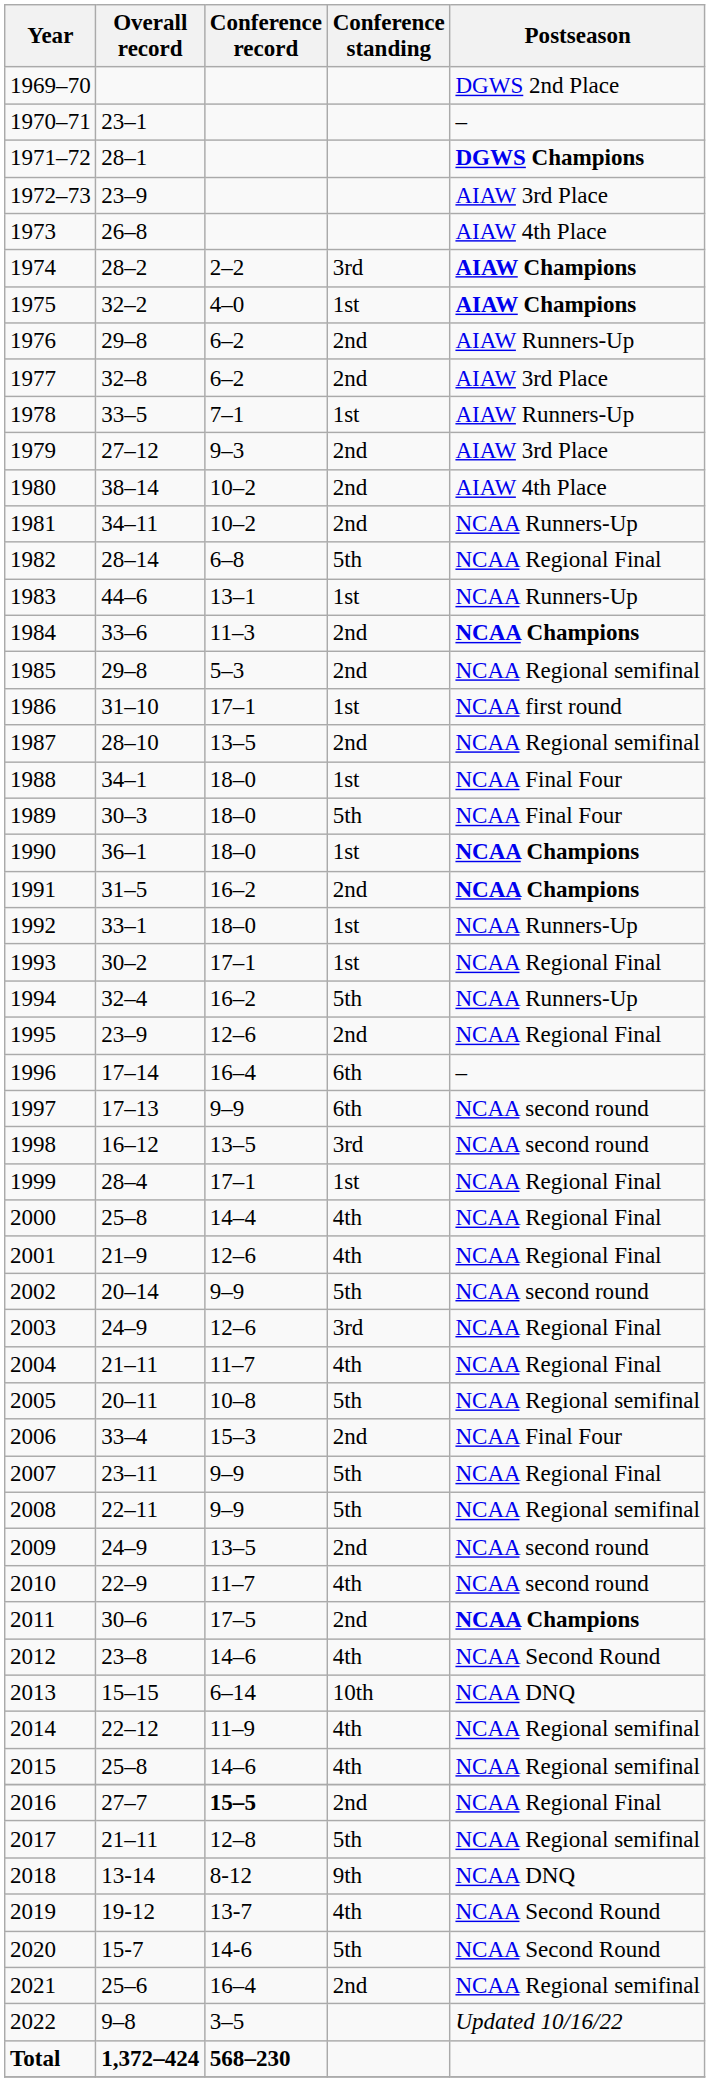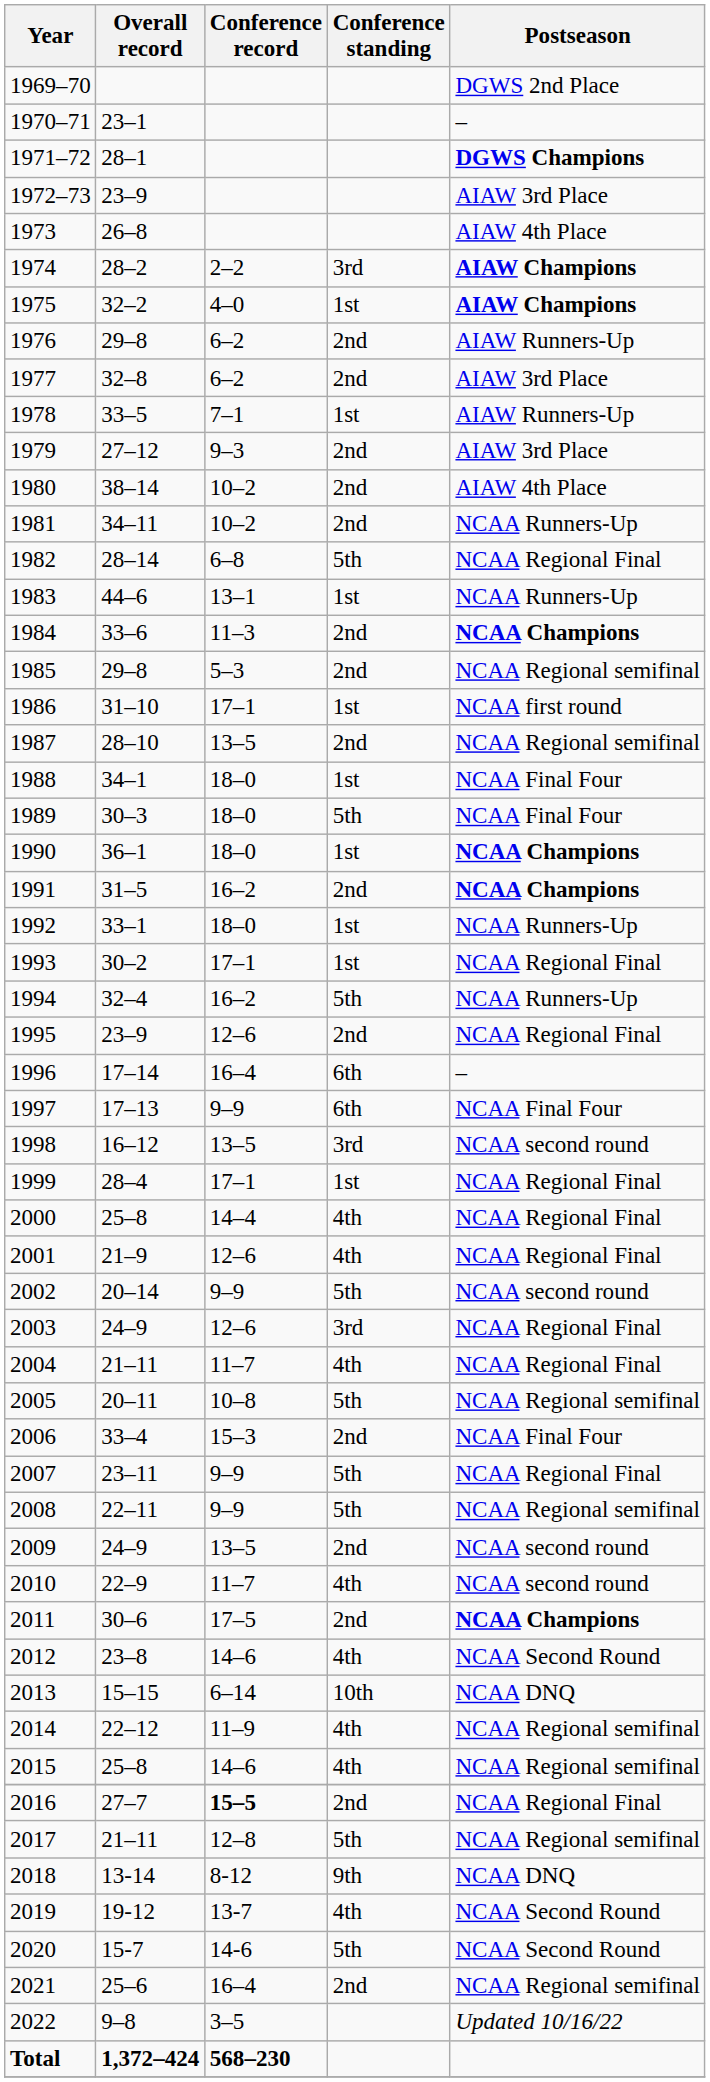(552, 1108) NCAA second round -> (539, 1108) NCAA Final Four
